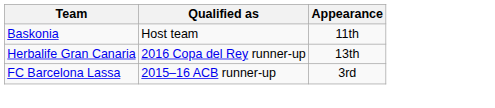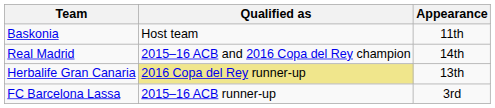+ row: (41, 53)
(224, 53) no background -> (224, 73) khaki background
